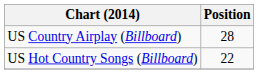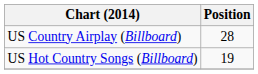(227, 58) 22 -> (227, 58) 19
